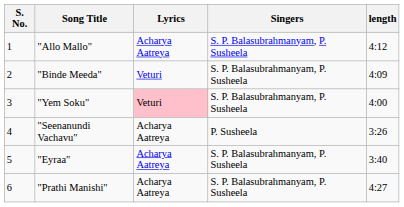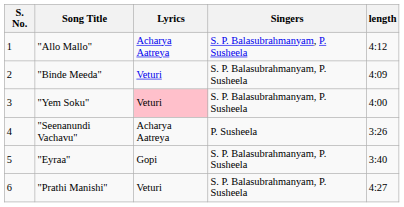(154, 159) Acharya Aatreya -> (147, 159) Gopi
(154, 187) Acharya Aatreya -> (149, 187) Veturi
